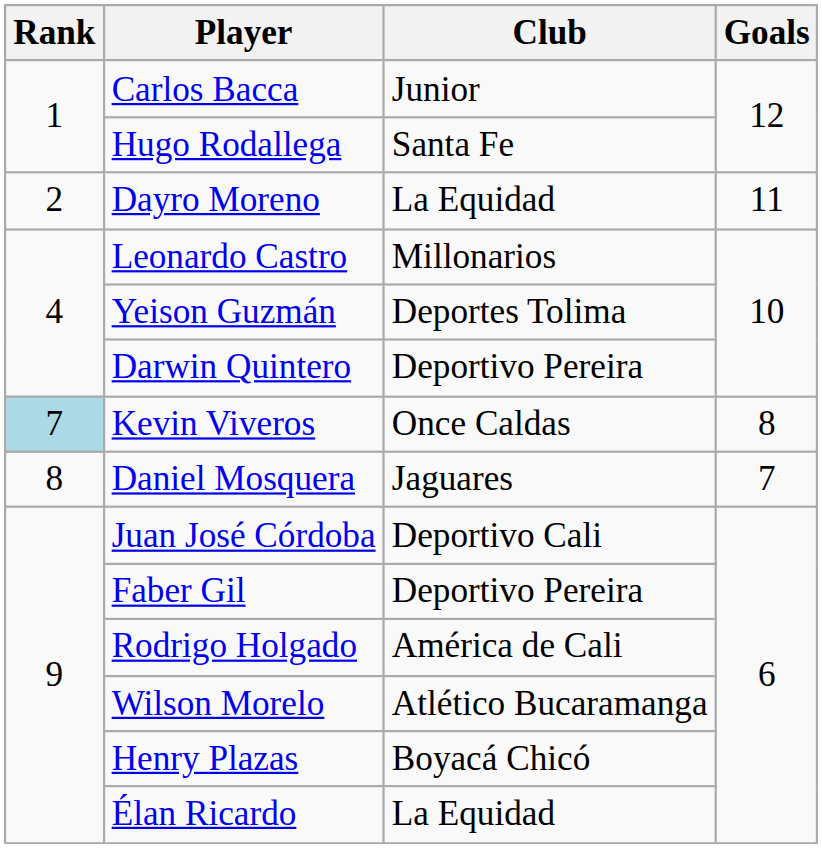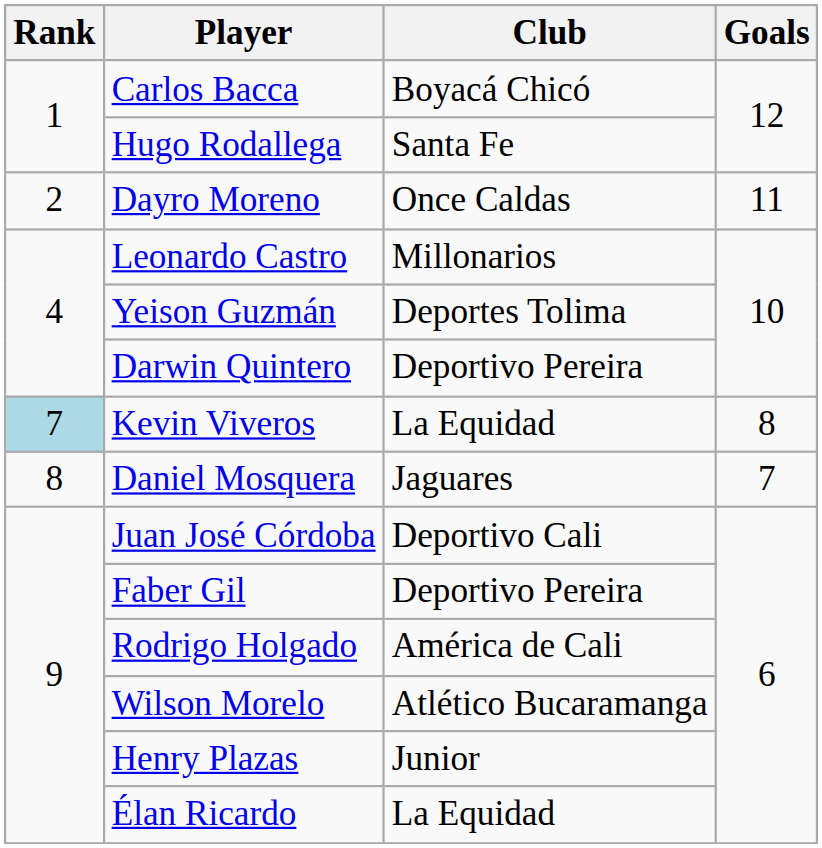(436, 88) Junior -> (491, 88) Boyacá Chicó
(473, 199) La Equidad -> (481, 199) Once Caldas
(481, 423) Once Caldas -> (473, 423) La Equidad
(491, 758) Boyacá Chicó -> (436, 758) Junior
